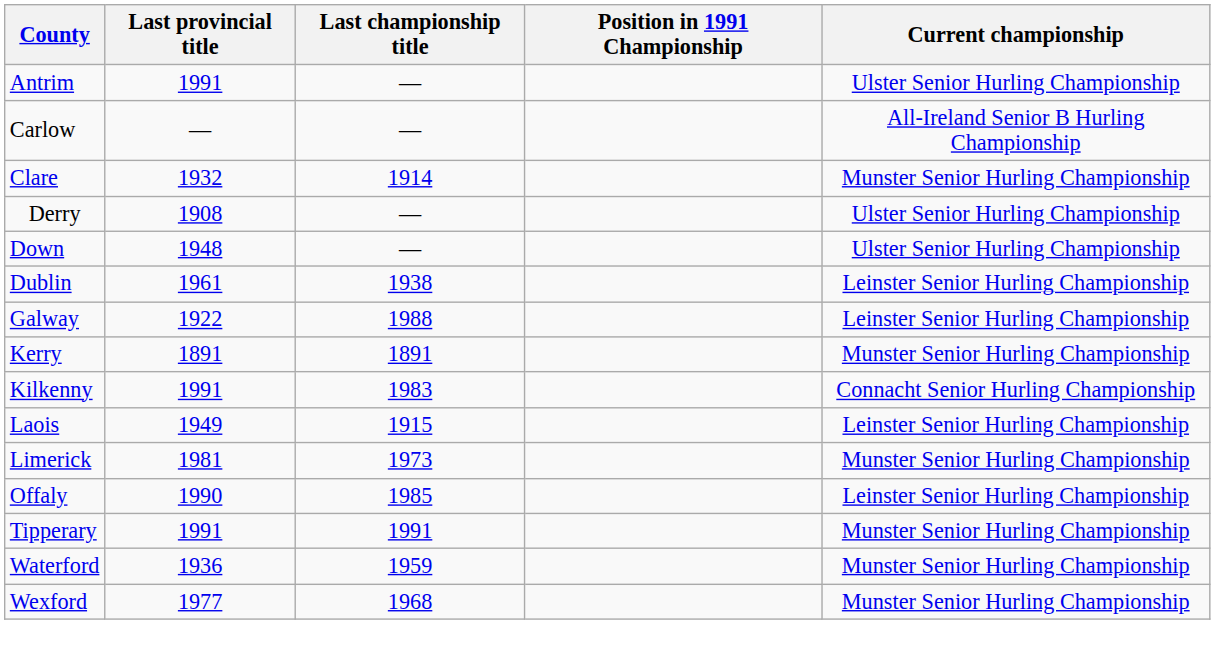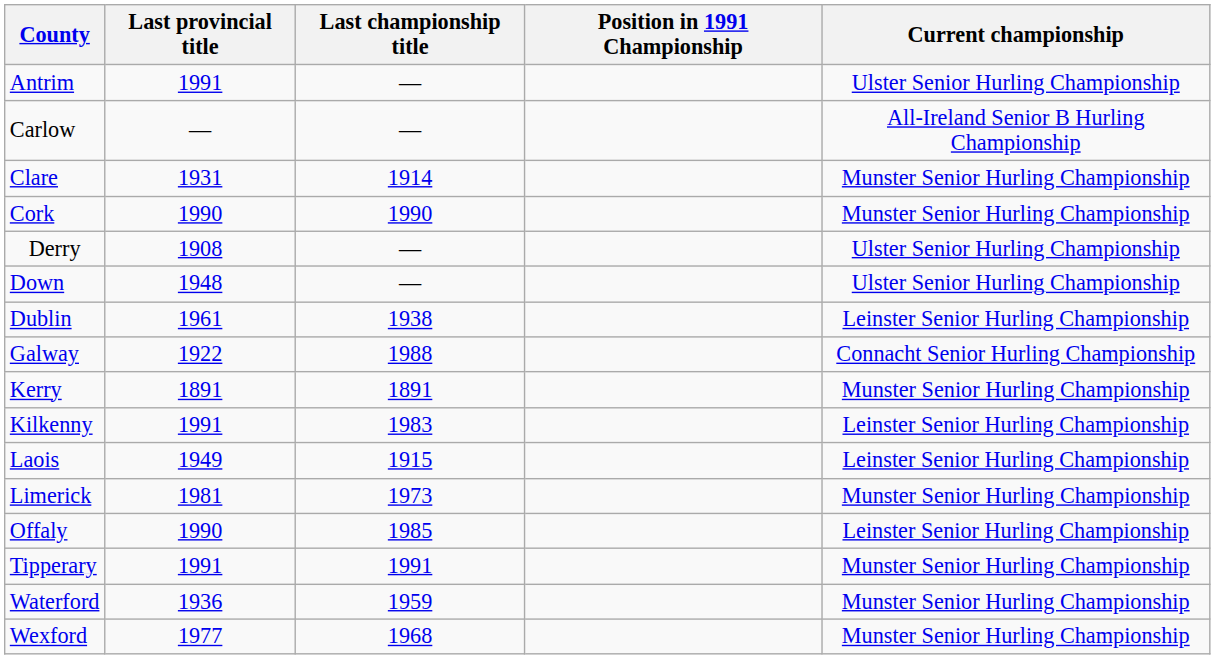(200, 177) 1932 -> (200, 177) 1931
+ row: (32, 213)
(1016, 319) Leinster Senior Hurling Championship -> (1016, 354) Connacht Senior Hurling Championship
(1016, 389) Connacht Senior Hurling Championship -> (1016, 424) Leinster Senior Hurling Championship
